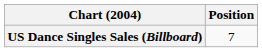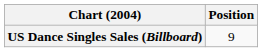(231, 36) 7 -> (231, 36) 9
